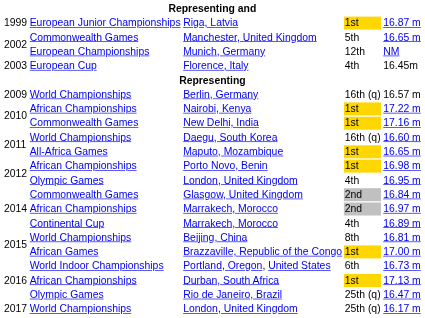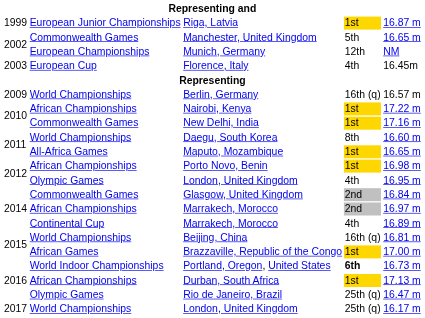(363, 137) 16th (q) -> (352, 137) 8th
(352, 237) 8th -> (363, 237) 16th (q)
(352, 266) normal -> (353, 266) bold
